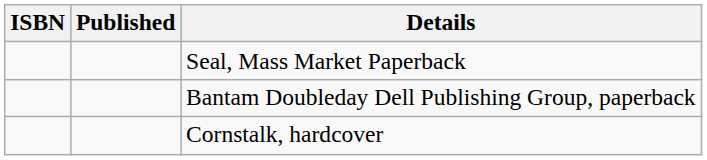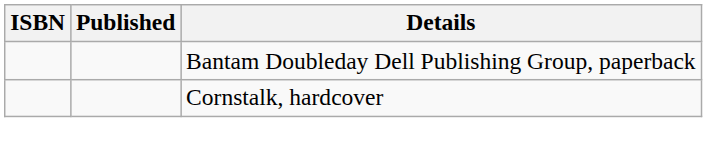- row: (326, 60)
